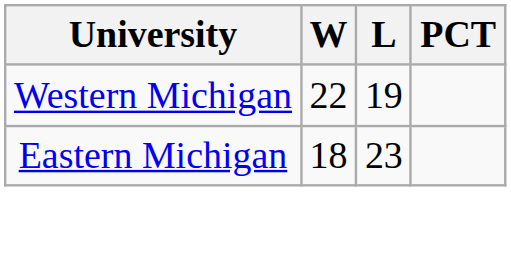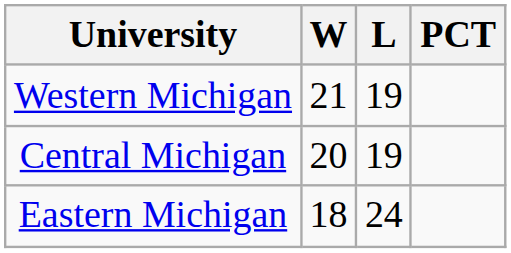(328, 94) 22 -> (328, 94) 21
+ row: (153, 154)
(384, 154) 23 -> (384, 214) 24
